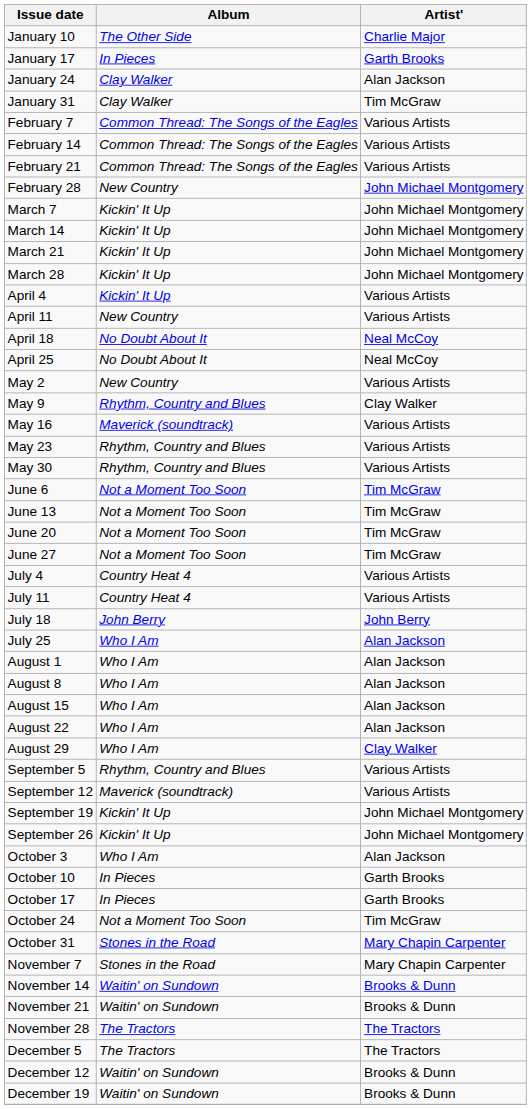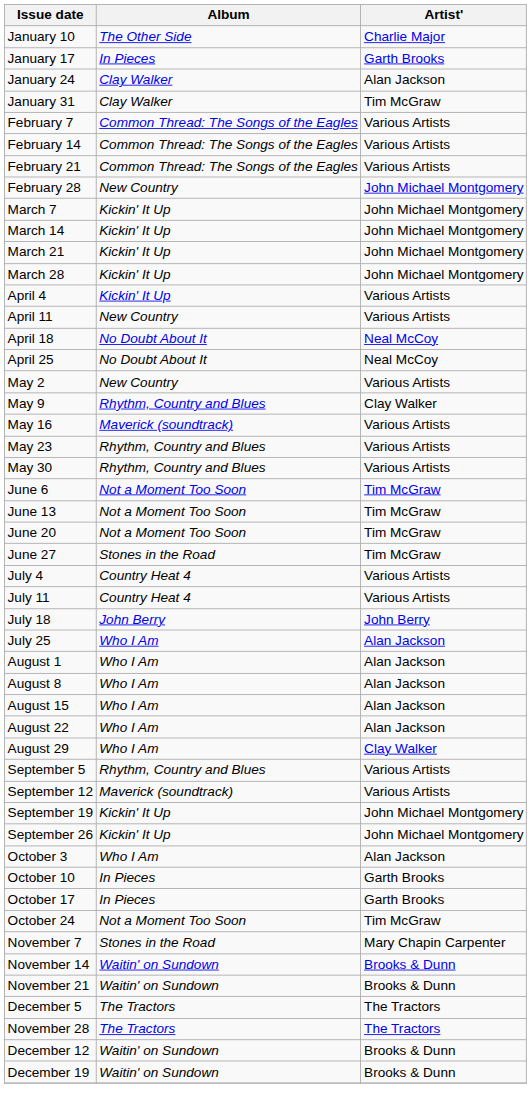(173, 554) Not a Moment Too Soon -> (157, 554) Stones in the Road
- row: (41, 942)
rows swapped: (48, 1029) <-> (45, 1050)
